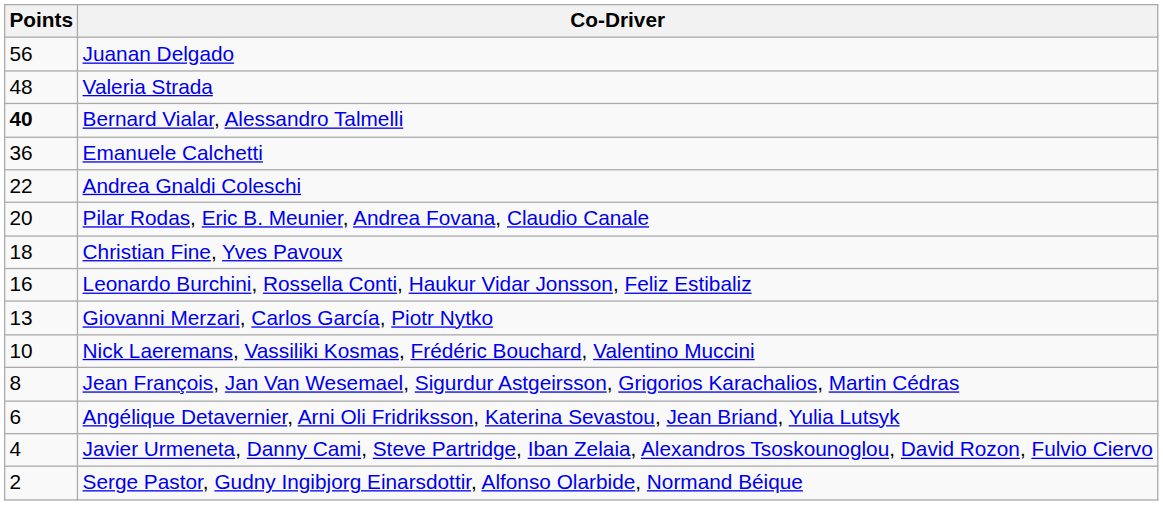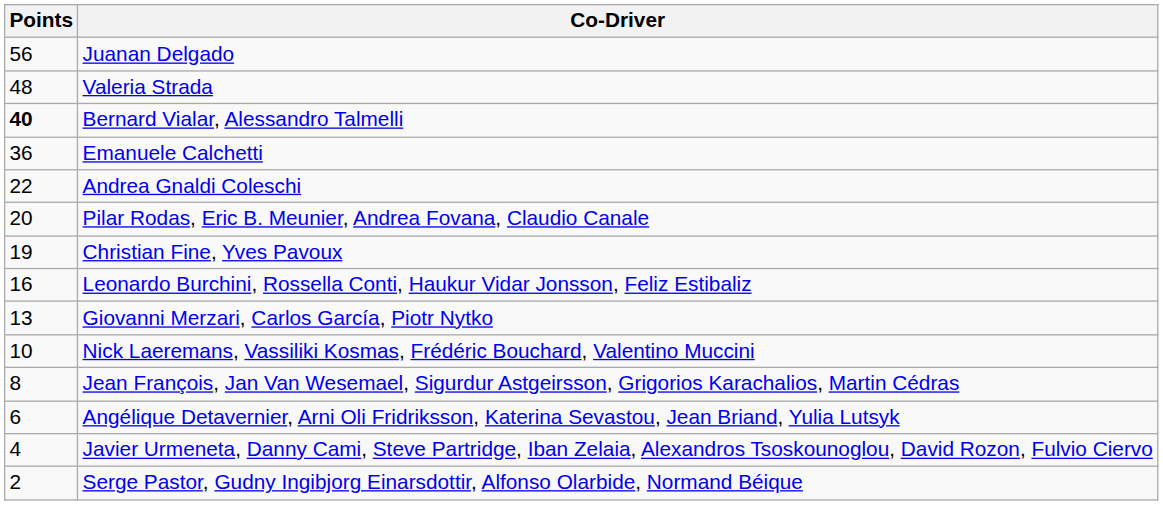(21, 251) 18 -> (21, 251) 19
